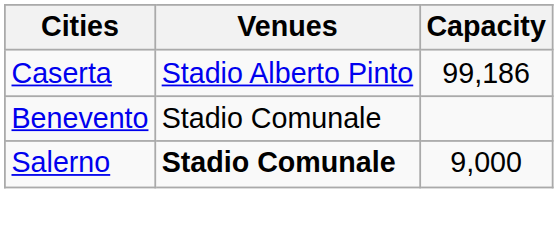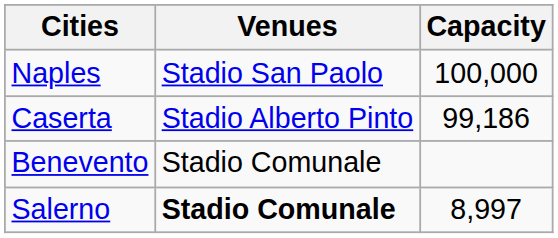+ row: (56, 72)
(486, 163) 9,000 -> (486, 208) 8,997
